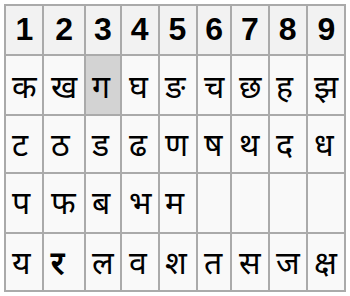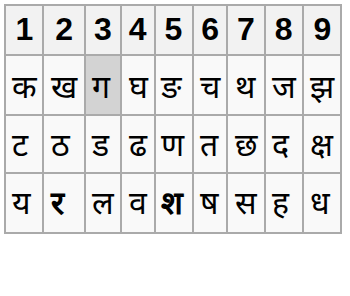(250, 86) छ -> (245, 86) थ
(285, 86) ह -> (284, 86) ज
(213, 145) ष -> (209, 145) त
(249, 145) थ -> (246, 145) छ
(324, 145) ध -> (321, 145) क्ष
- row: (21, 204)
(176, 262) normal -> (172, 204) bold
(213, 262) त -> (209, 204) ष
(288, 262) ज -> (281, 204) ह
(325, 262) क्ष -> (320, 204) ध
